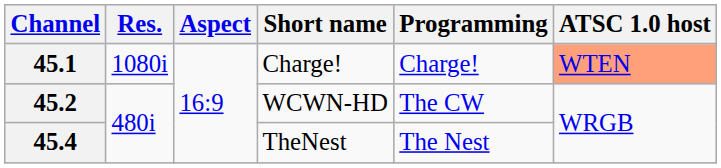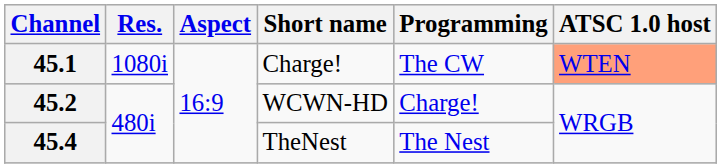(439, 63) Charge! -> (442, 63) The CW
(442, 102) The CW -> (439, 102) Charge!
